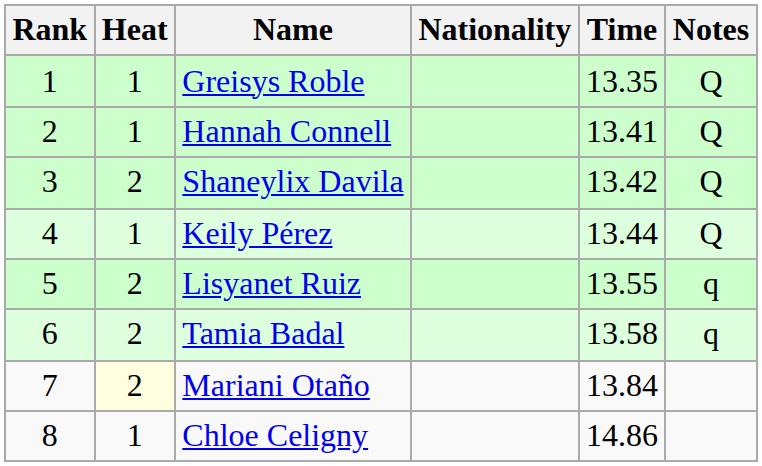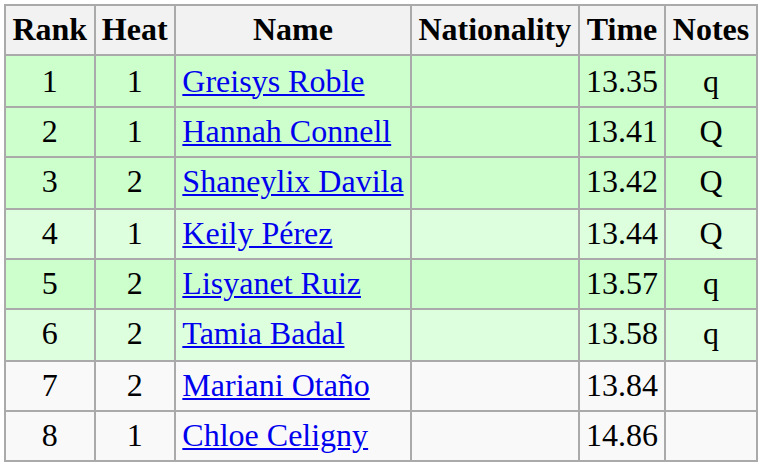(711, 80) Q -> (711, 80) q
(622, 283) 13.55 -> (622, 283) 13.57
(135, 385) lightyellow background -> (135, 385) no background
